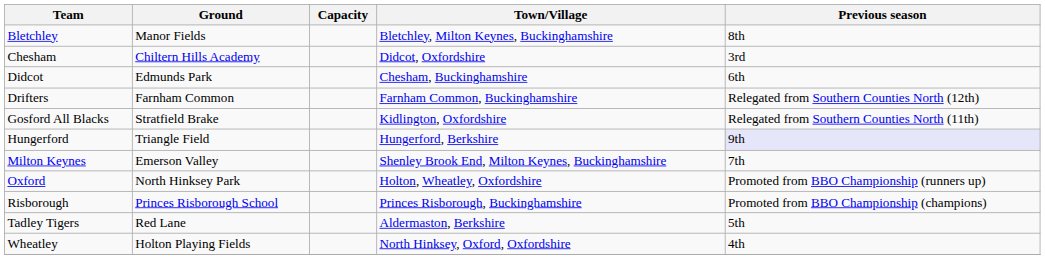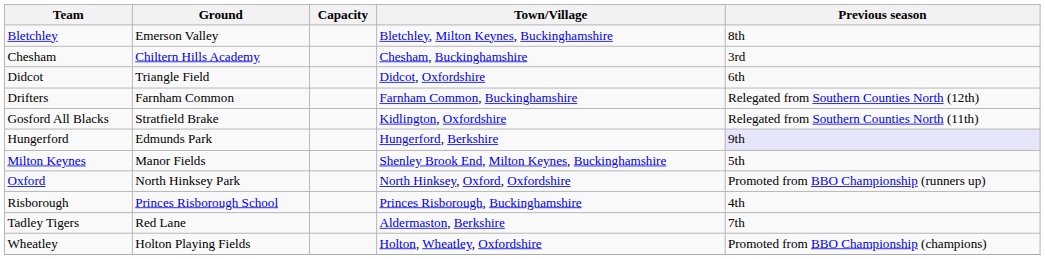(170, 35) Manor Fields -> (177, 35) Emerson Valley
(432, 56) Didcot, Oxfordshire -> (453, 56) Chesham, Buckinghamshire
(174, 77) Edmunds Park -> (172, 77) Triangle Field
(453, 77) Chesham, Buckinghamshire -> (432, 77) Didcot, Oxfordshire
(172, 139) Triangle Field -> (174, 139) Edmunds Park
(177, 160) Emerson Valley -> (170, 160) Manor Fields
(736, 160) 7th -> (736, 160) 5th
(461, 181) Holton, Wheatley, Oxfordshire -> (475, 181) North Hinksey, Oxford, Oxfordshire
(857, 202) Promoted from BBO Championship (champions) -> (736, 202) 4th
(736, 222) 5th -> (736, 222) 7th
(475, 243) North Hinksey, Oxford, Oxfordshire -> (461, 243) Holton, Wheatley, Oxfordshire
(736, 243) 4th -> (857, 243) Promoted from BBO Championship (champions)
